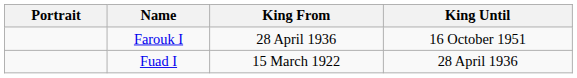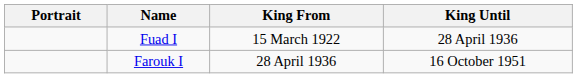rows swapped: (158, 61) <-> (159, 38)
